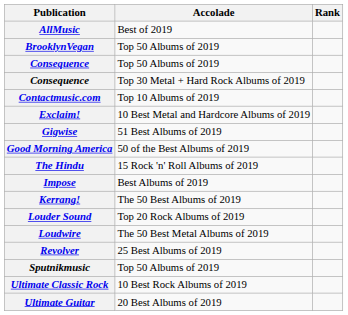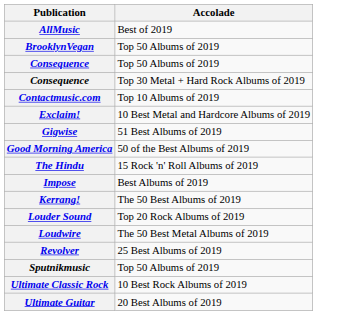- column: (327, 13)
